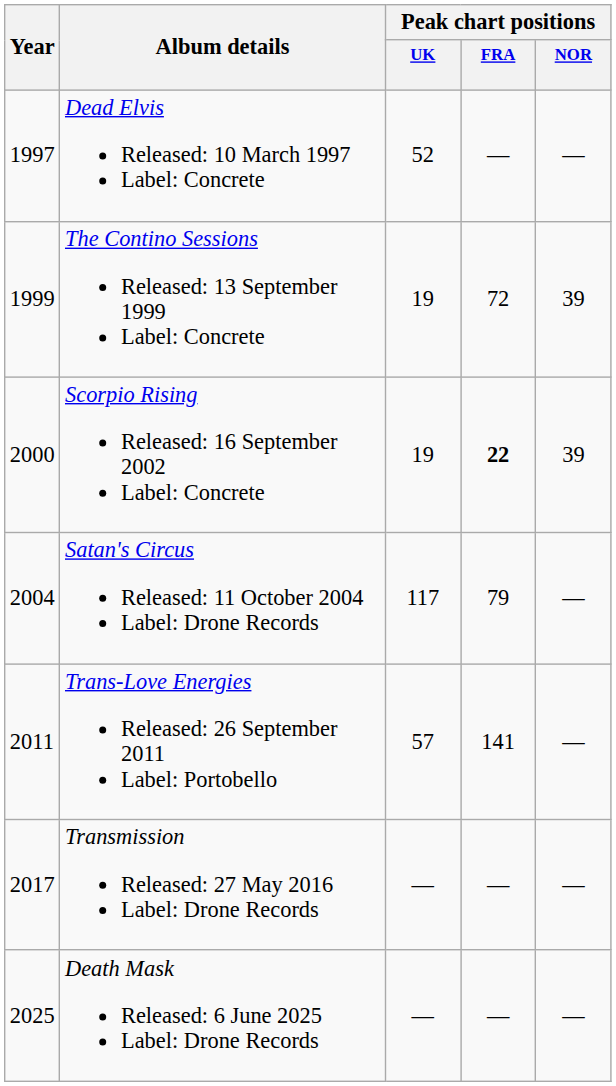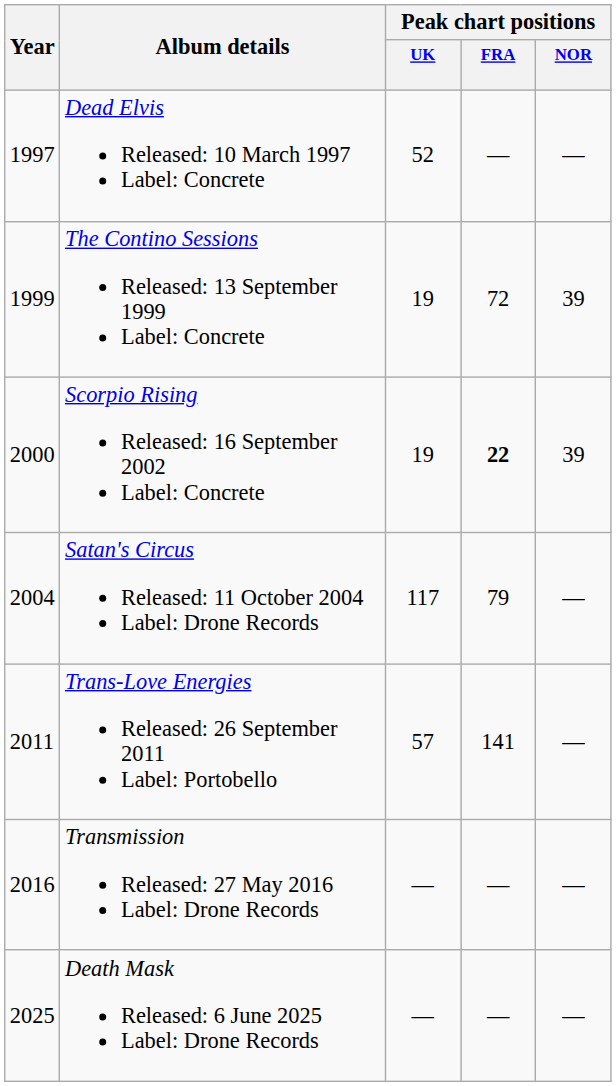(32, 884) 2017 -> (32, 884) 2016
